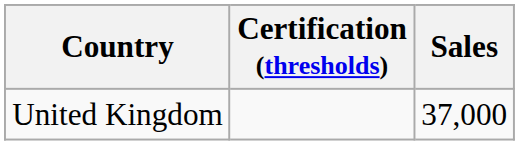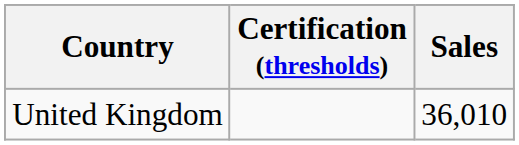(464, 113) 37,000 -> (464, 113) 36,010
